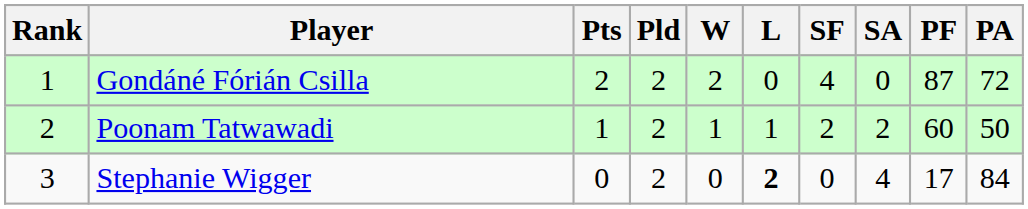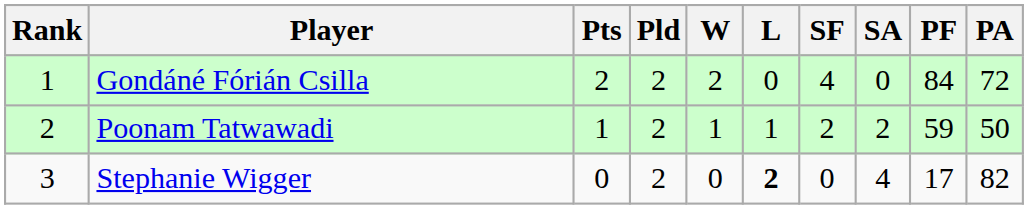(939, 79) 87 -> (939, 79) 84
(939, 128) 60 -> (939, 128) 59
(995, 178) 84 -> (995, 178) 82
